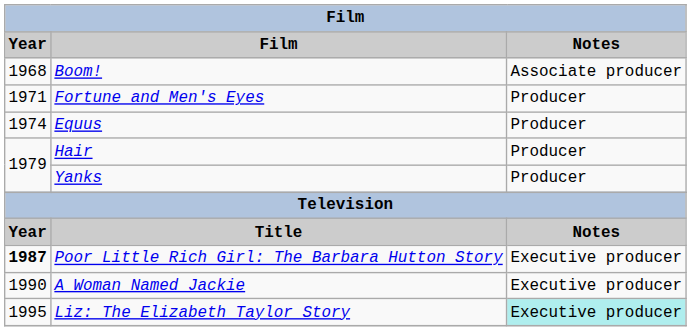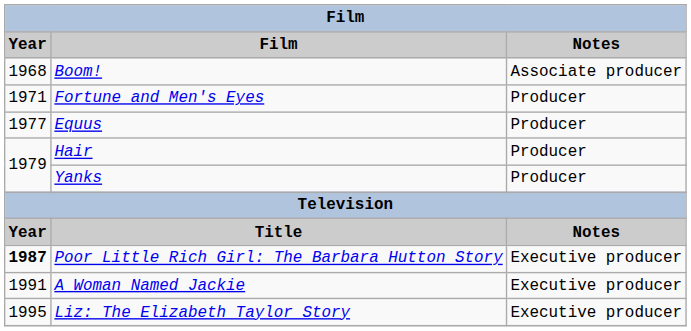(28, 125) 1974 -> (28, 125) 1977
(28, 285) 1990 -> (28, 285) 1991
(596, 312) paleturquoise background -> (596, 312) no background
